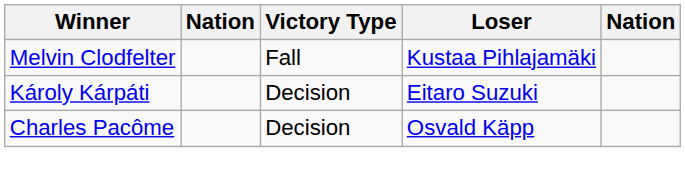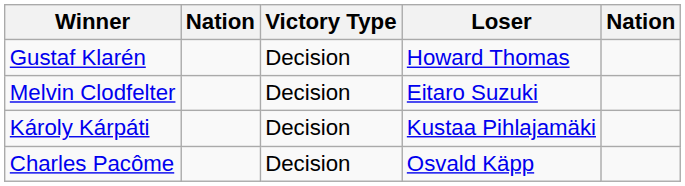+ row: (78, 57)
(283, 57) Fall -> (308, 92) Decision
(501, 57) Kustaa Pihlajamäki -> (472, 92) Eitaro Suzuki
(472, 92) Eitaro Suzuki -> (501, 127) Kustaa Pihlajamäki
